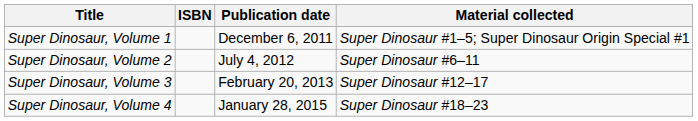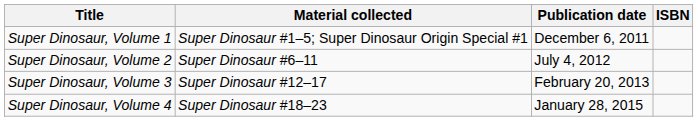columns swapped: (515, 15) <-> (195, 15)
